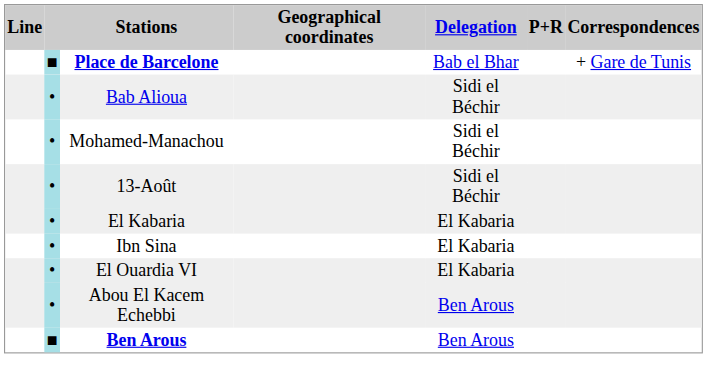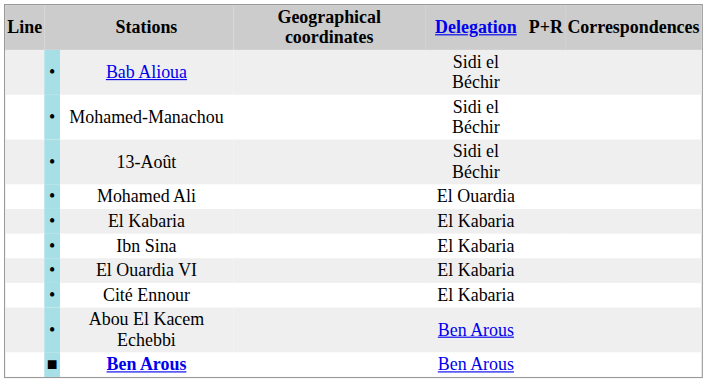- row: (146, 62)
+ row: (146, 196)
+ row: (146, 295)
